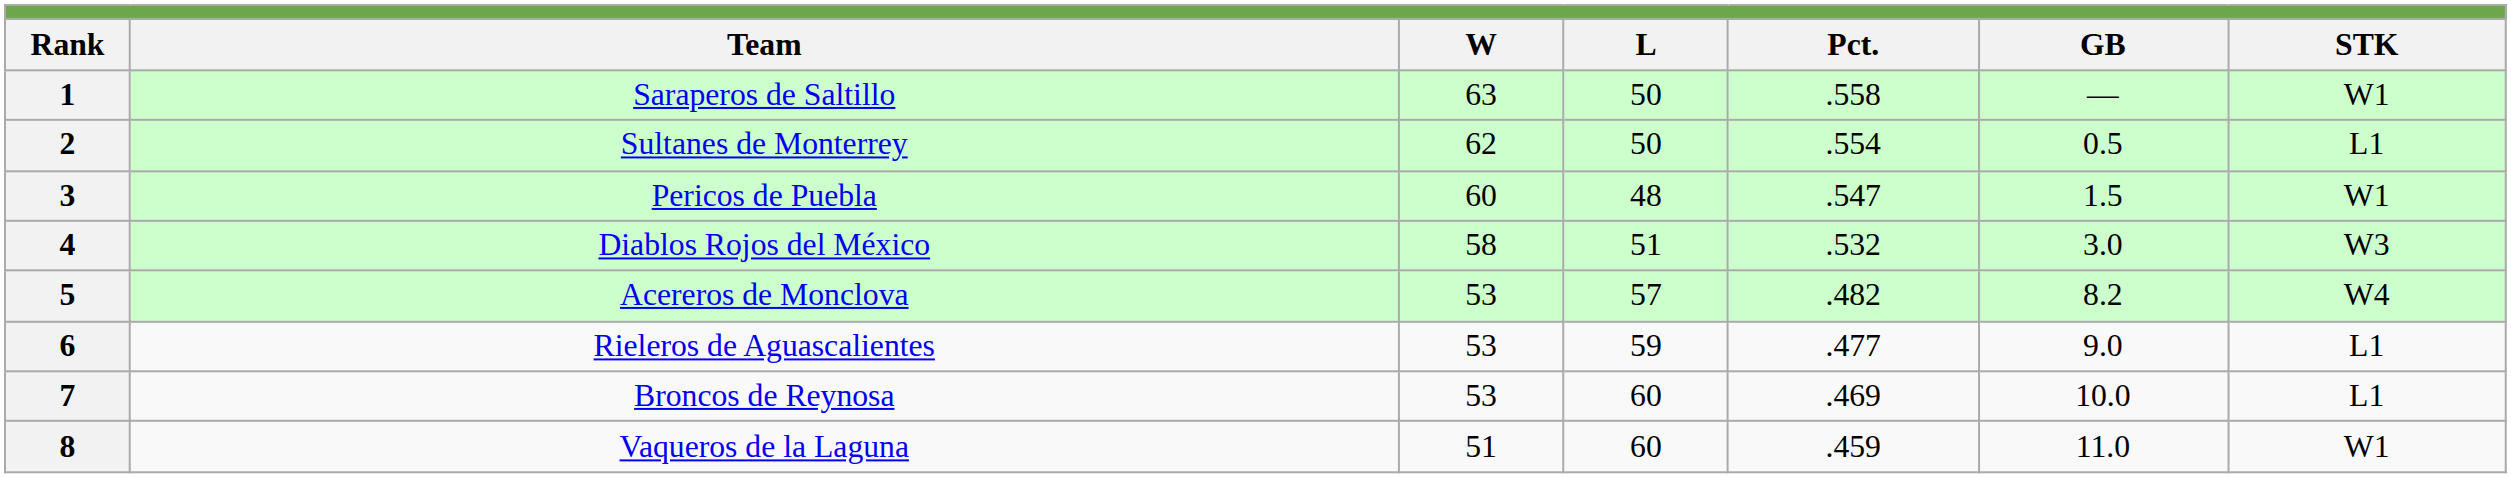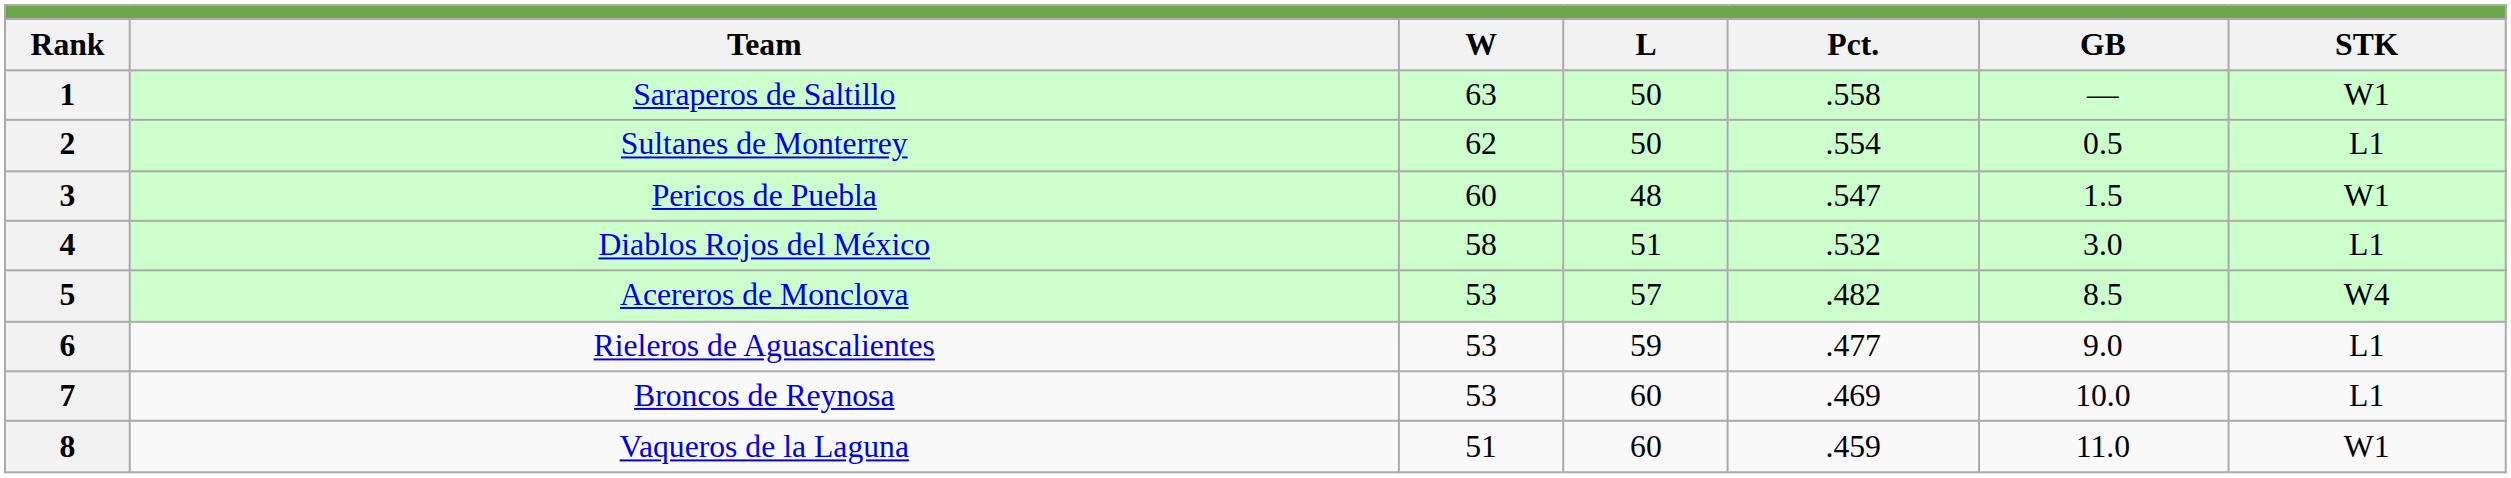(2367, 245) W3 -> (2367, 245) L1
(2103, 295) 8.2 -> (2103, 295) 8.5
